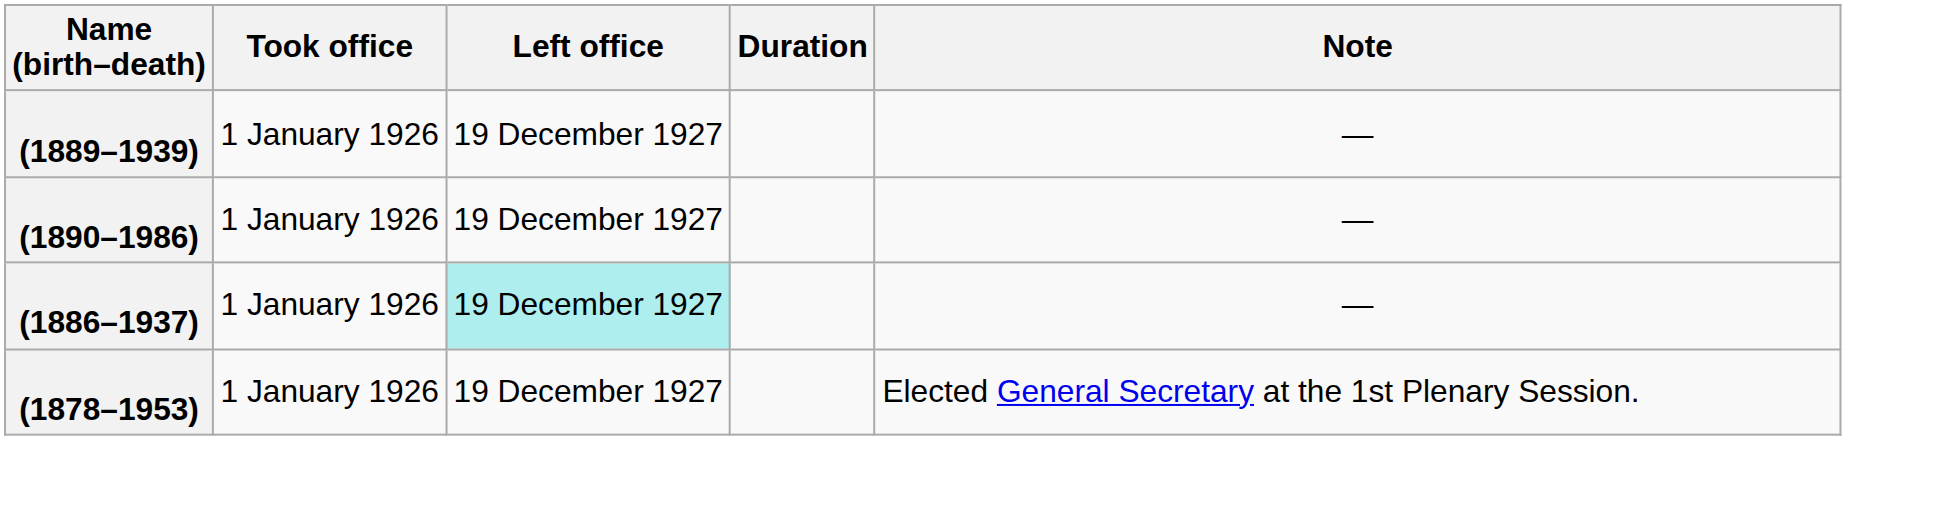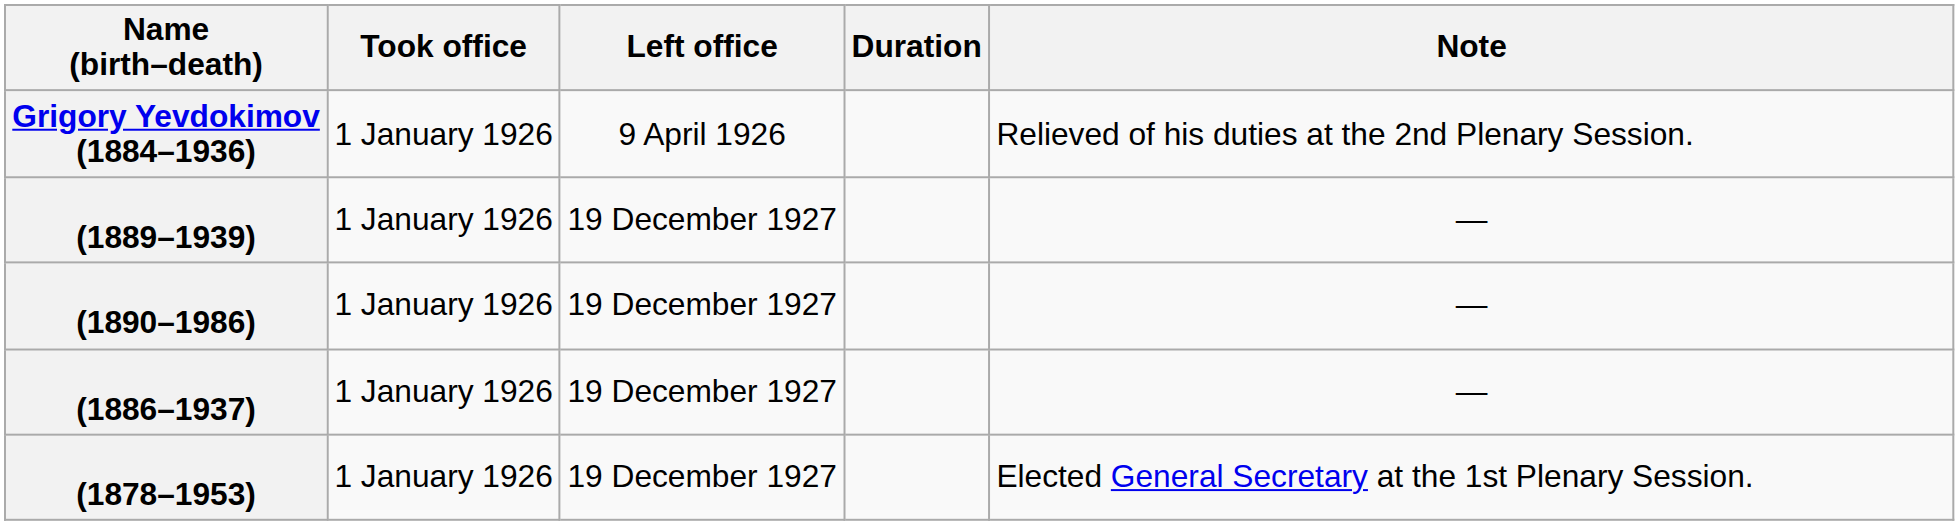+ row: (166, 133)
(588, 305) paleturquoise background -> (702, 390) no background
